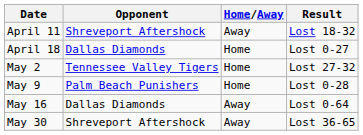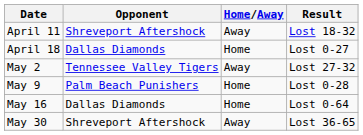(237, 67) Home -> (237, 67) Away
(237, 103) Away -> (237, 103) Home
